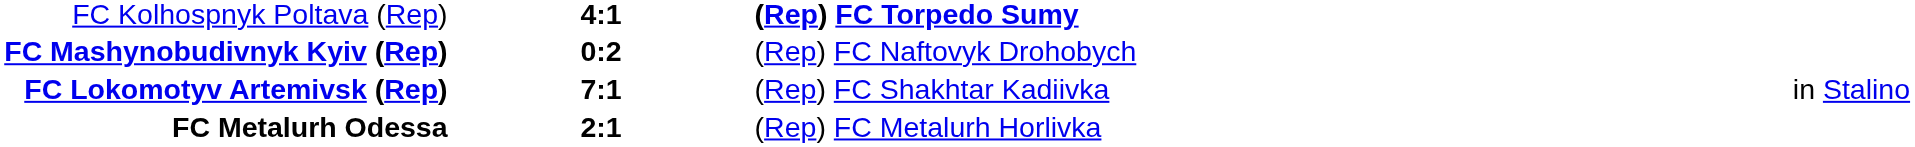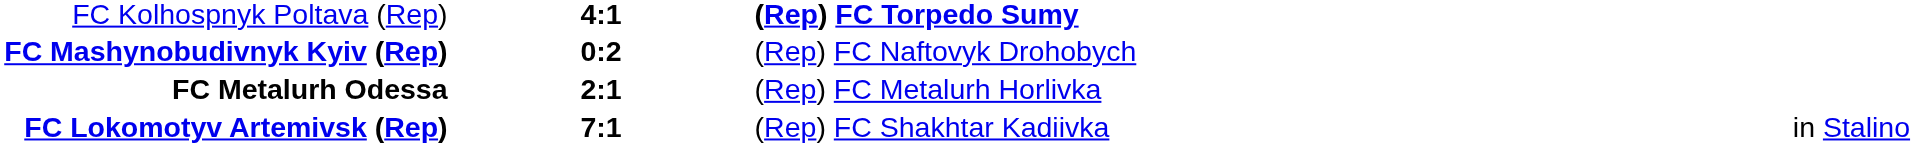rows swapped: (236, 89) <-> (310, 127)
